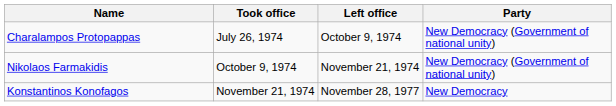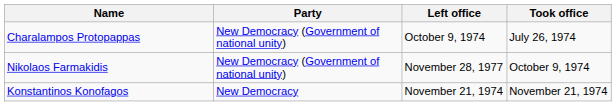columns swapped: (266, 13) <-> (517, 13)
(370, 67) November 21, 1974 -> (454, 67) November 28, 1977
(370, 91) November 28, 1977 -> (454, 91) November 21, 1974
